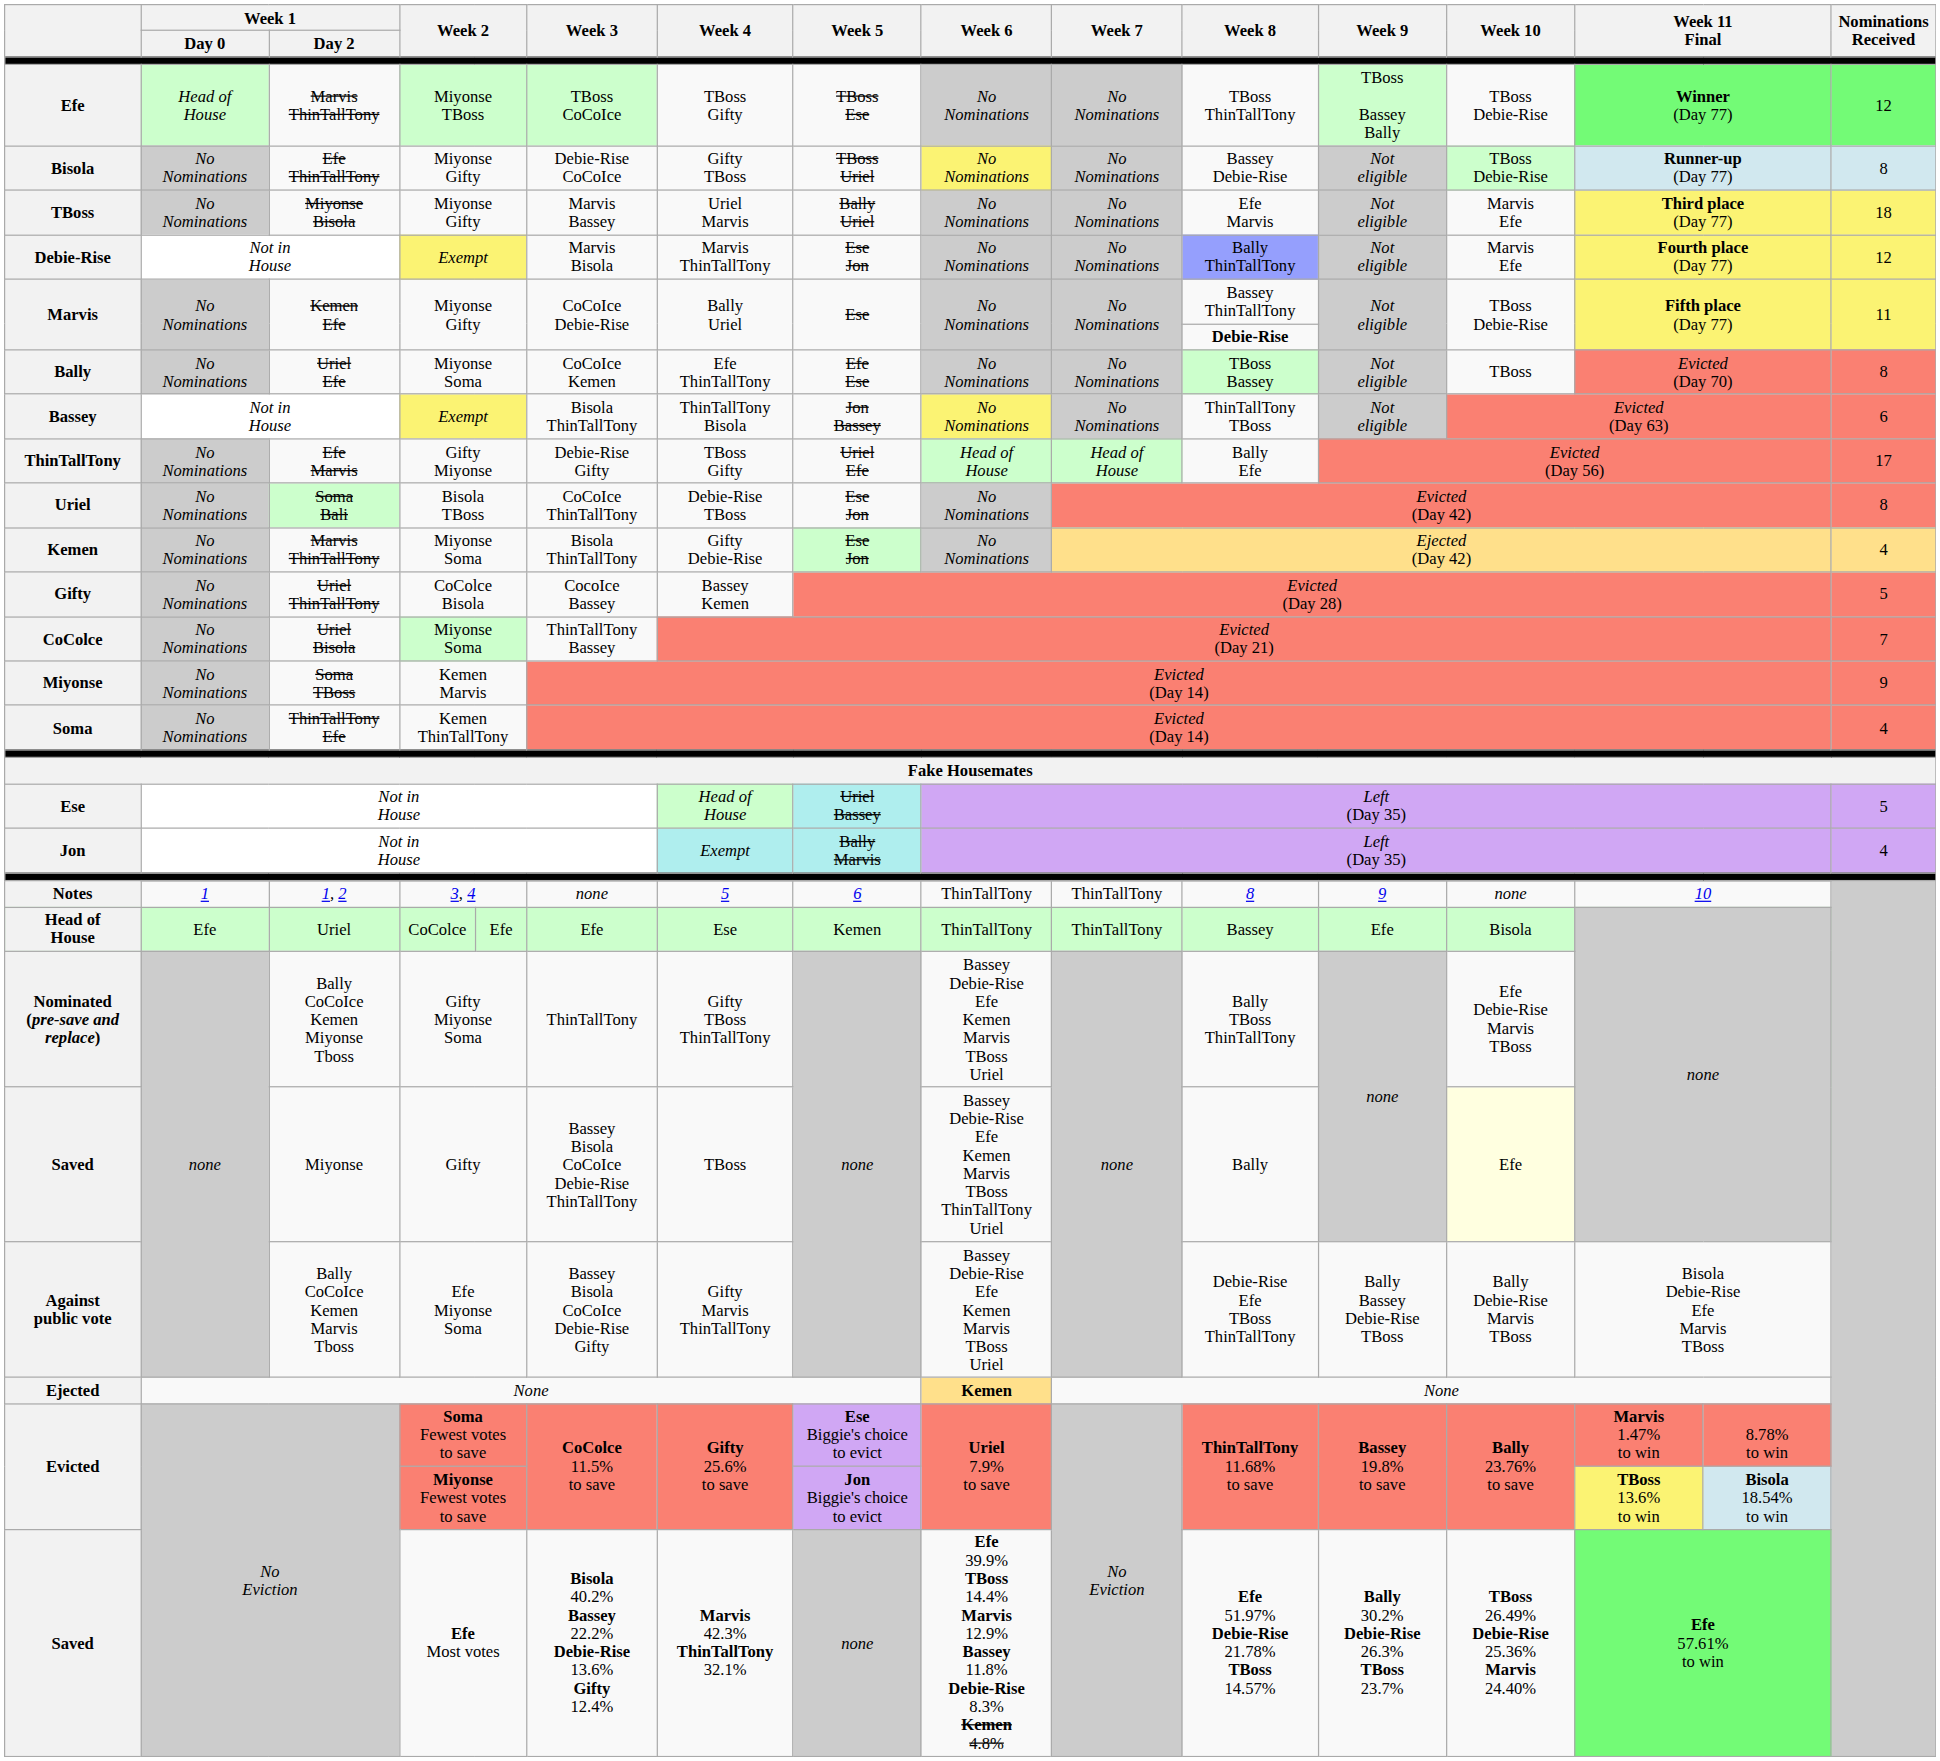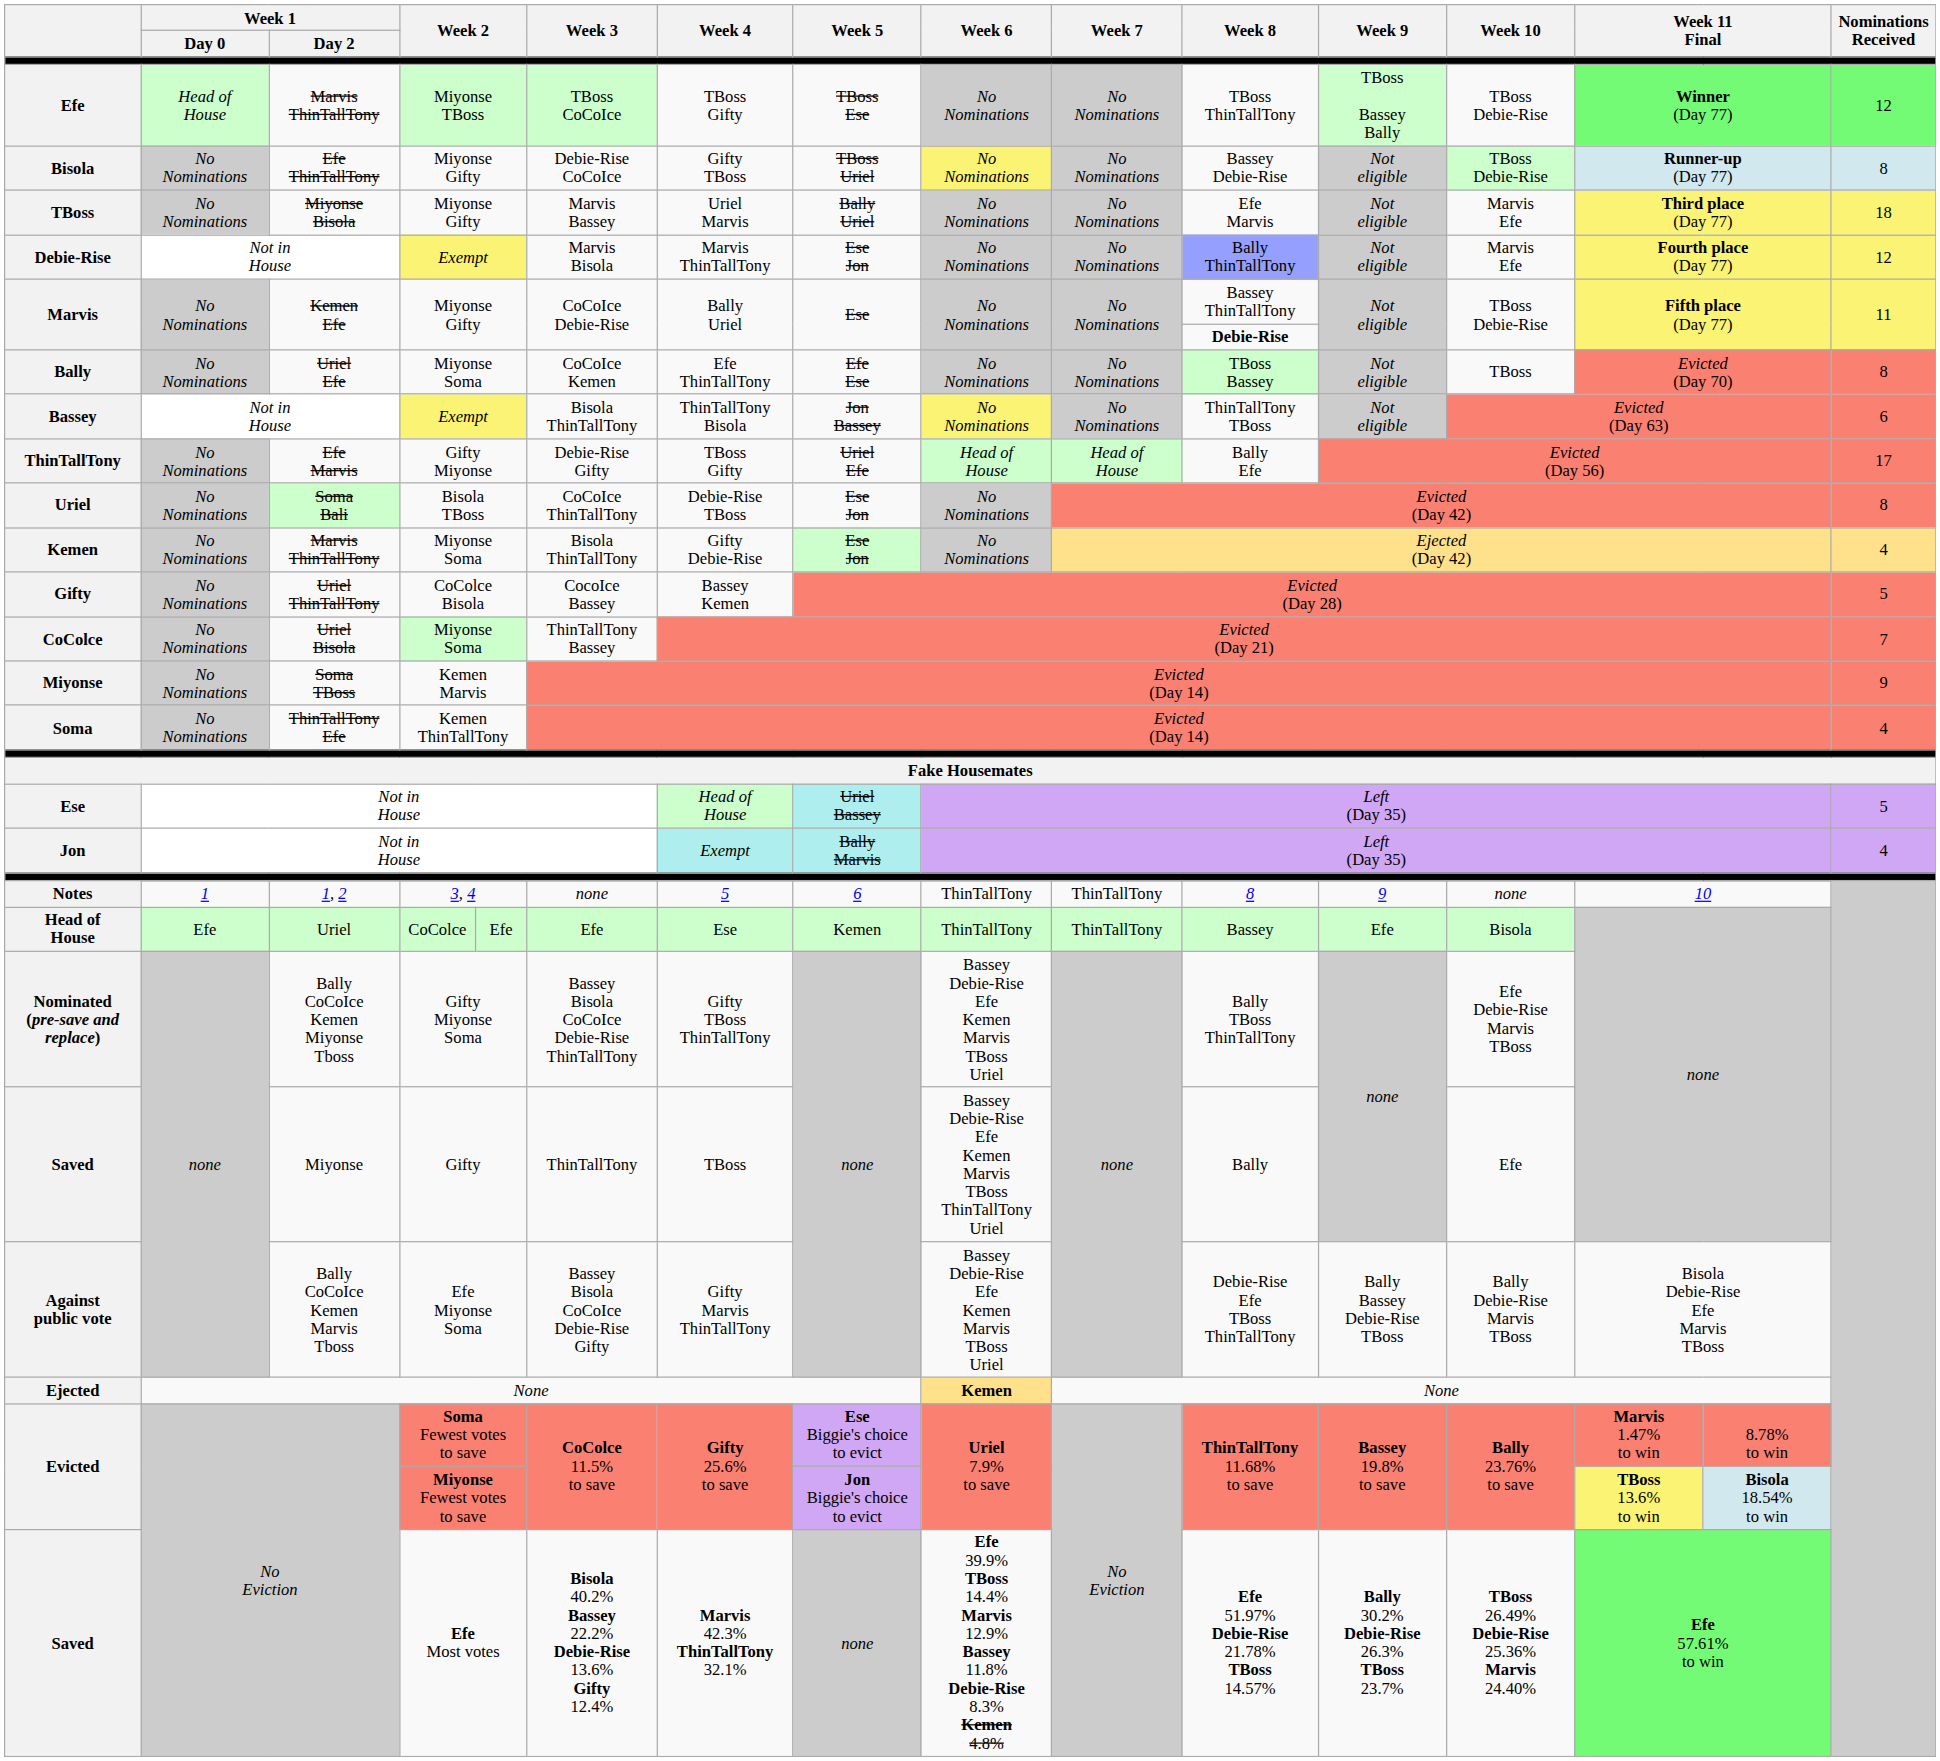(592, 1019) ThinTallTony -> (592, 1019) Bassey Bisola CoCoIce Debie-Rise ThinTallTony
(592, 1164) Bassey Bisola CoCoIce Debie-Rise ThinTallTony -> (592, 1164) ThinTallTony
(1511, 1164) lightyellow background -> (1511, 1164) no background
